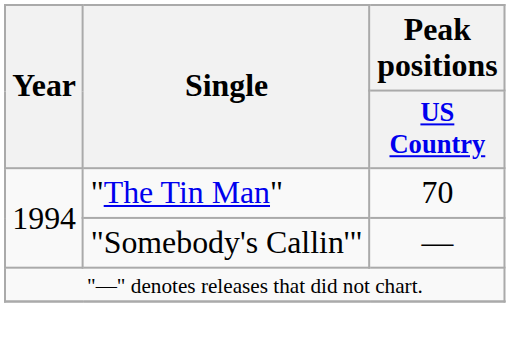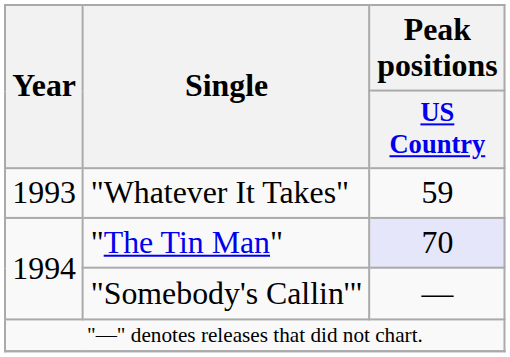+ row: (220, 192)
(437, 192) no background -> (437, 242) lavender background
